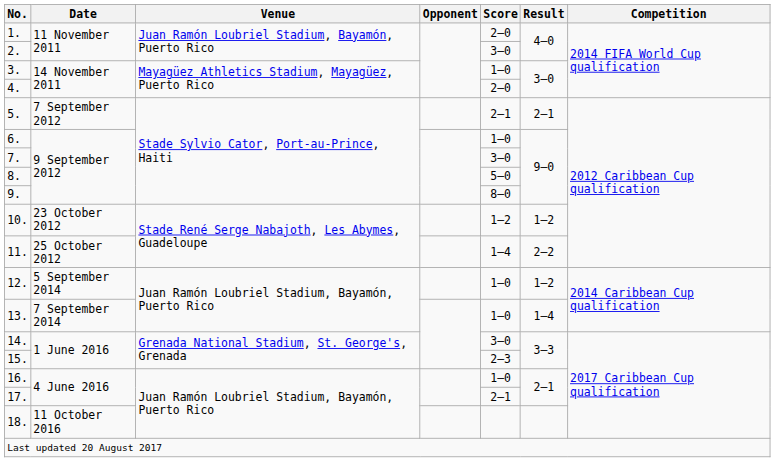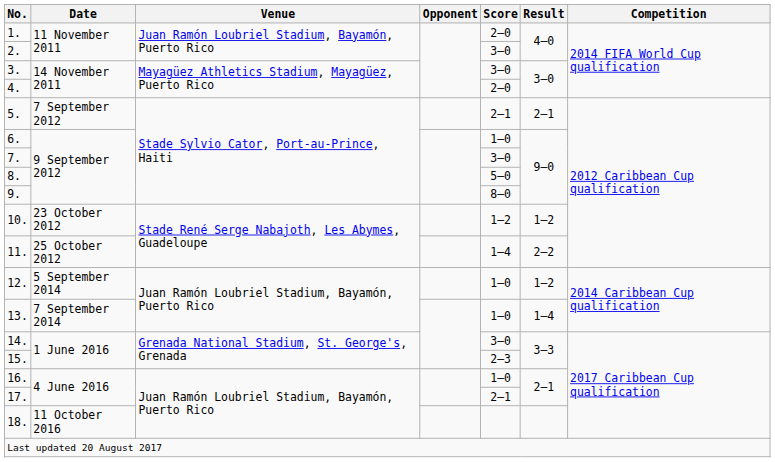(501, 70) 1–0 -> (501, 70) 3–0
